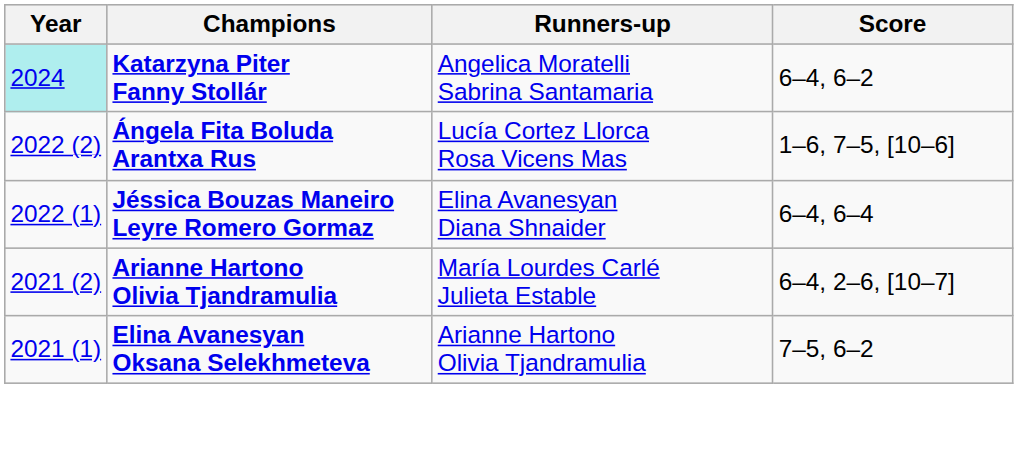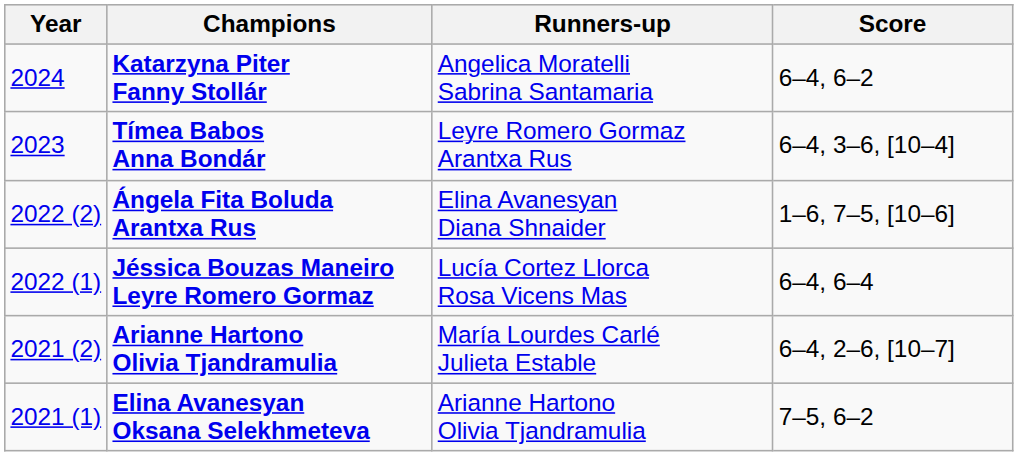(38, 77) paleturquoise background -> (38, 77) no background
+ row: (189, 145)
(543, 145) Lucía Cortez Llorca Rosa Vicens Mas -> (528, 213) Elina Avanesyan Diana Shnaider
(528, 213) Elina Avanesyan Diana Shnaider -> (543, 280) Lucía Cortez Llorca Rosa Vicens Mas
